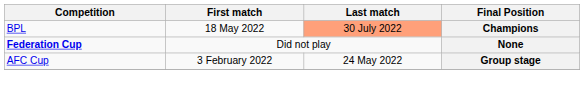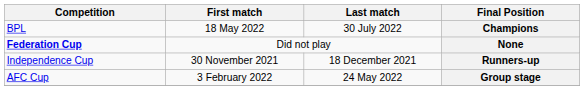(373, 28) lightsalmon background -> (373, 28) no background
+ row: (511, 61)
